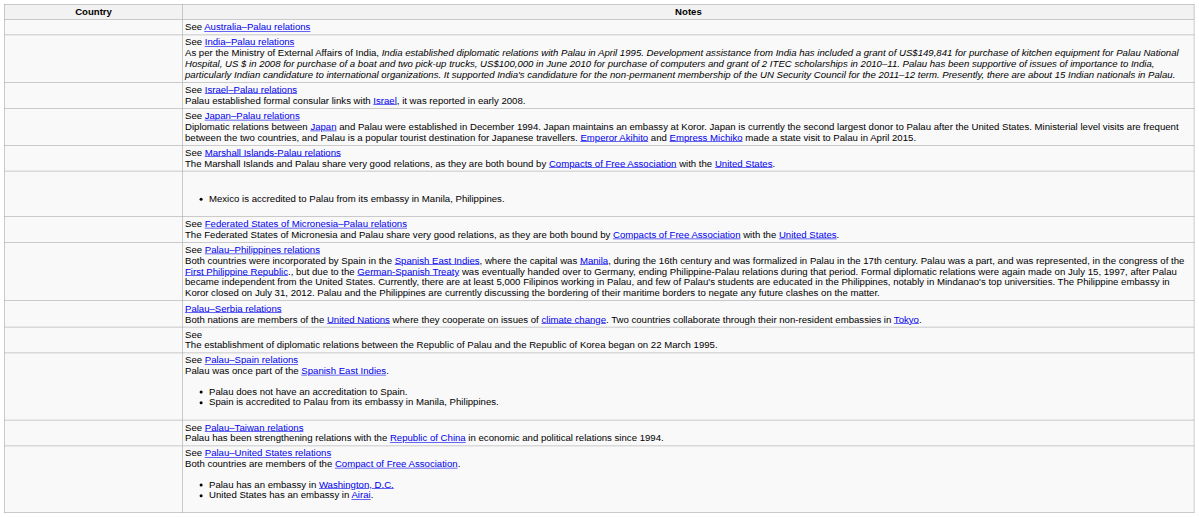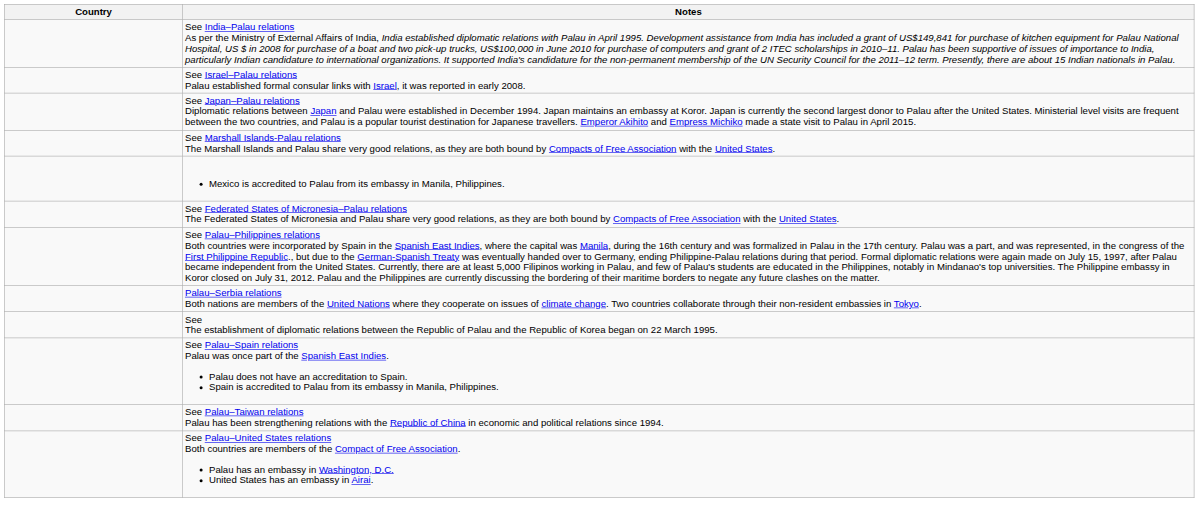- row: (248, 27)
